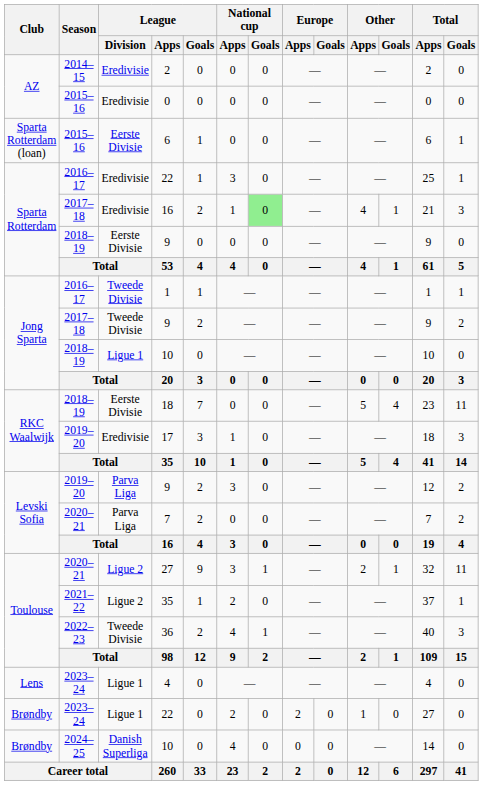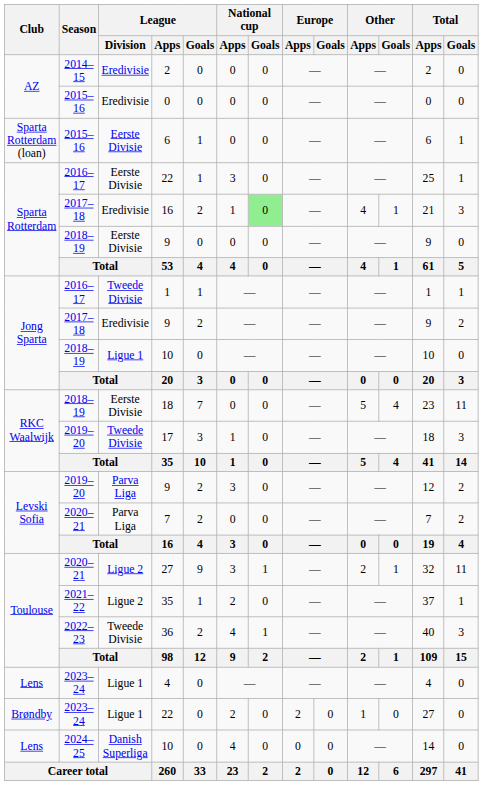(125, 178) Eredivisie -> (125, 178) Eerste Divisie
(125, 323) Tweede Divisie -> (125, 323) Eredivisie
(125, 437) Eredivisie -> (125, 437) Tweede Divisie
(32, 746) Brøndby -> (32, 746) Lens
